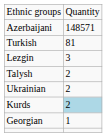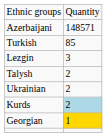(70, 43) 81 -> (70, 43) 85
(68, 120) no background -> (68, 120) gold background
